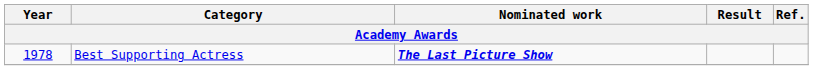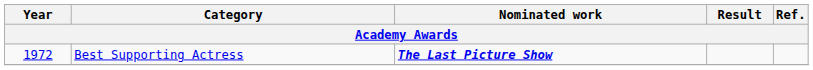(38, 54) 1978 -> (38, 54) 1972
